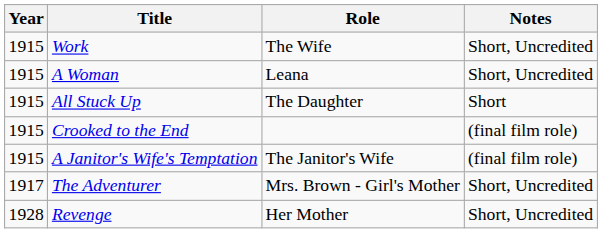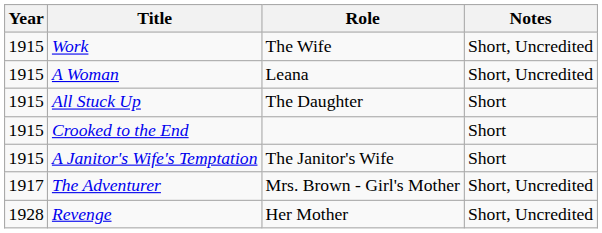(523, 130) (final film role) -> (487, 130) Short
(523, 158) (final film role) -> (487, 158) Short
